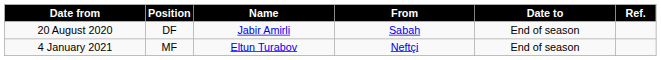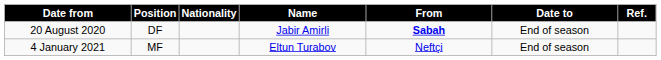+ column: (209, 13)
(405, 30) normal -> (429, 30) bold
